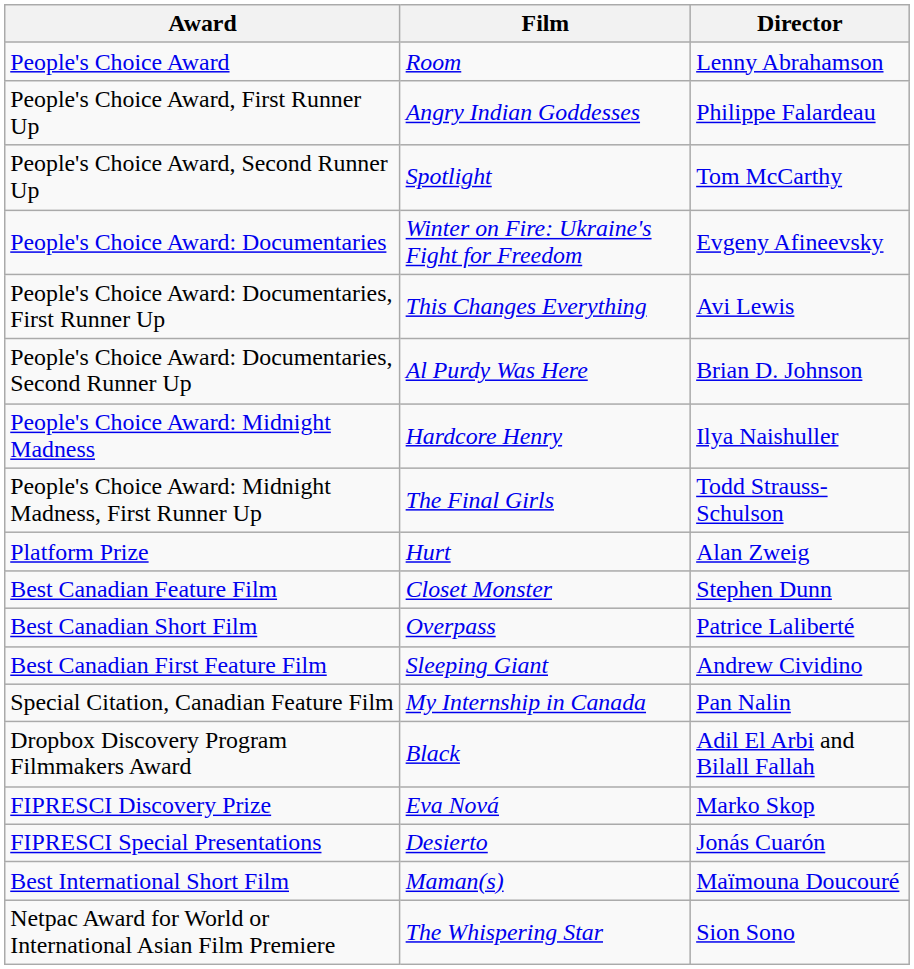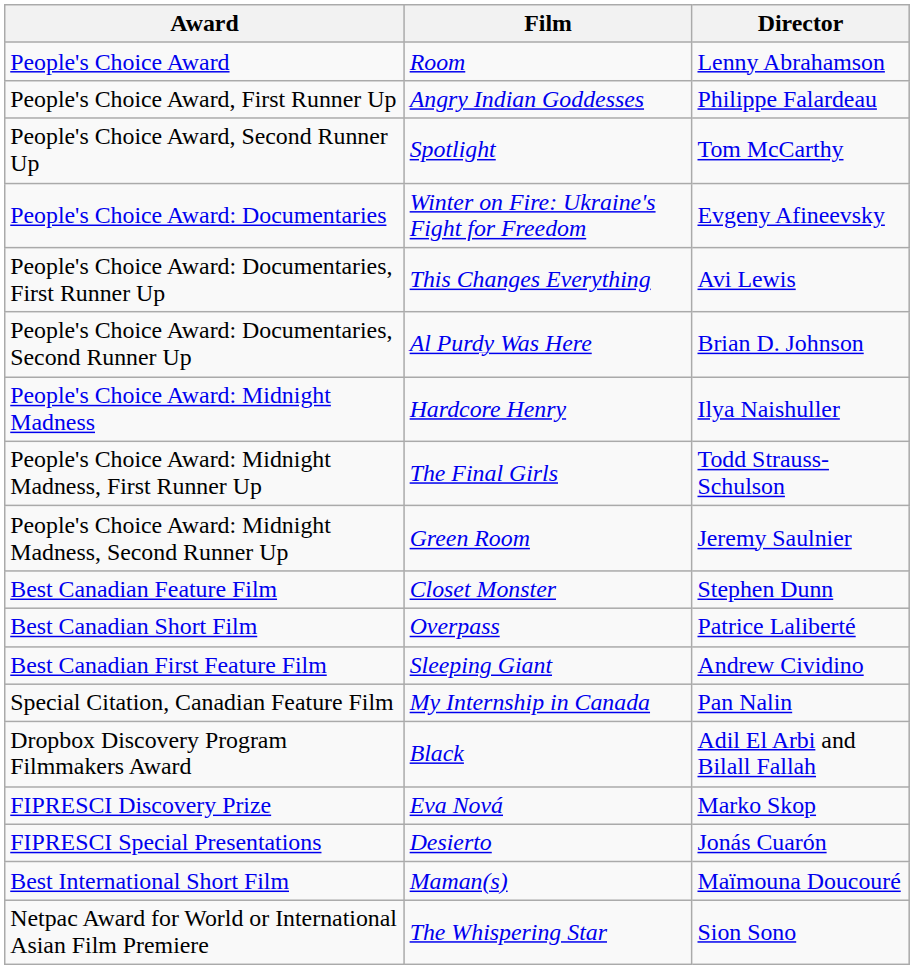+ row: (171, 538)
- row: (79, 551)
